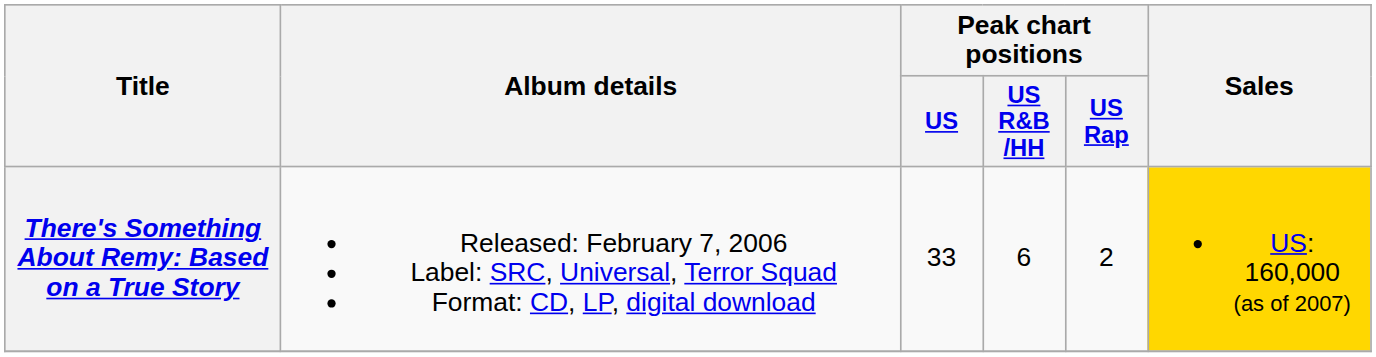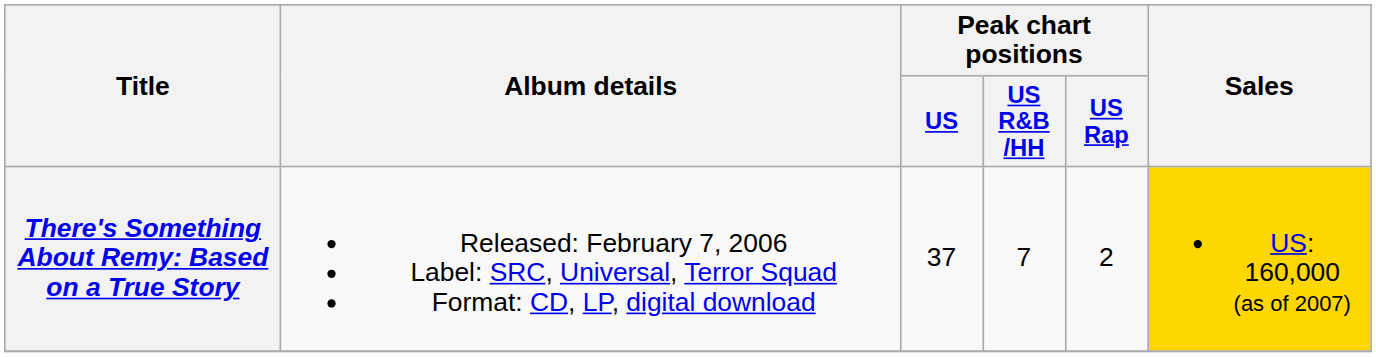(942, 258) 33 -> (942, 258) 37
(1024, 258) 6 -> (1024, 258) 7
